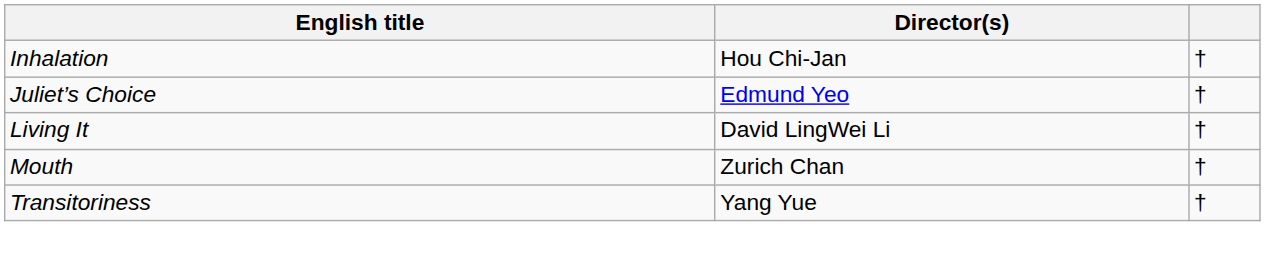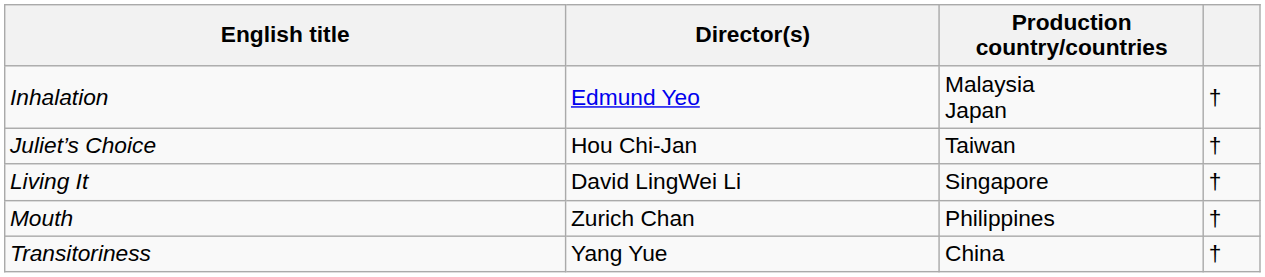+ column: (1072, 35)
(783, 58) Hou Chi-Jan -> (635, 96) Edmund Yeo
(785, 94) Edmund Yeo -> (634, 145) Hou Chi-Jan
